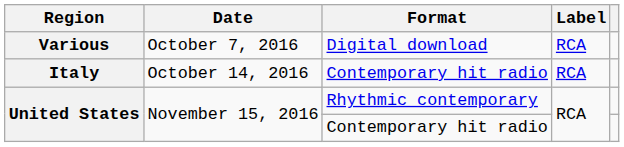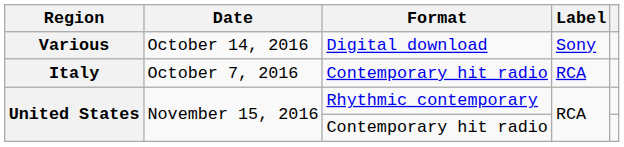(223, 46) October 7, 2016 -> (228, 46) October 14, 2016
(571, 46) RCA -> (576, 46) Sony
(228, 73) October 14, 2016 -> (223, 73) October 7, 2016
